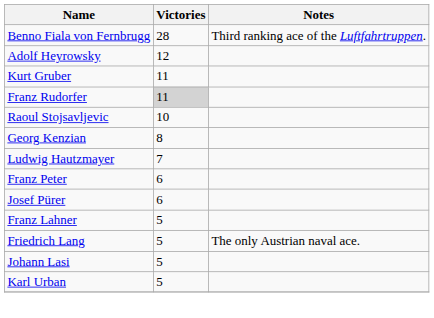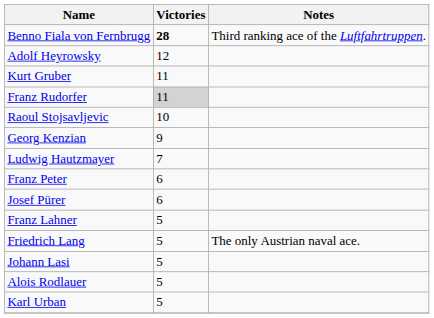(163, 35) normal -> (163, 35) bold
(160, 138) 8 -> (160, 138) 9
+ row: (47, 281)
